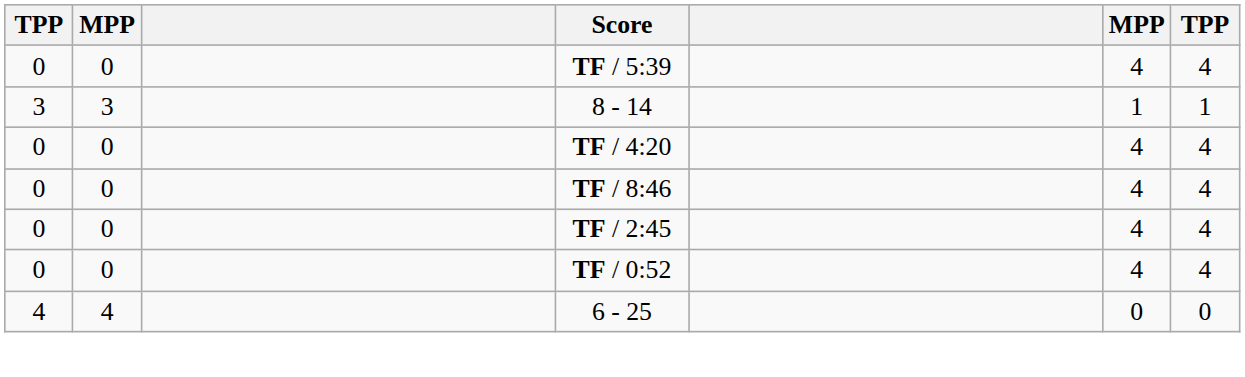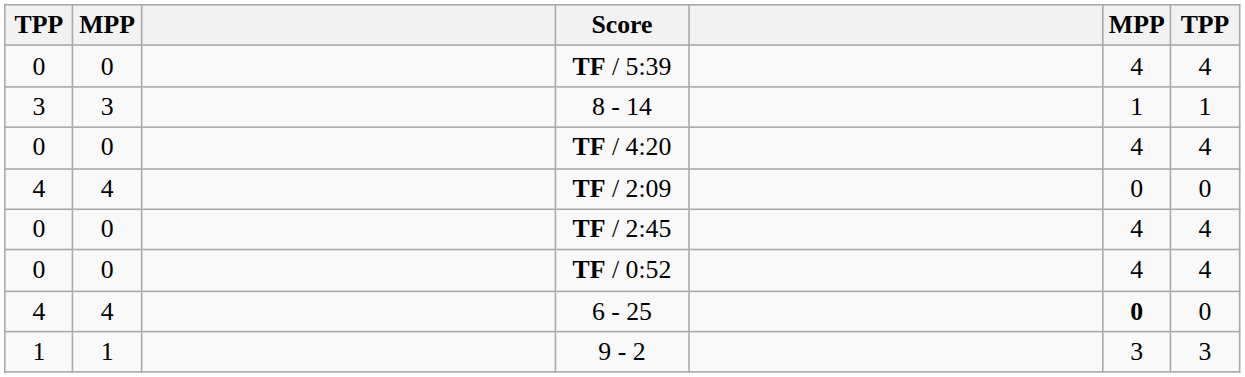- row: (622, 188)
+ row: (622, 188)
(1137, 310) normal -> (1137, 310) bold
+ row: (622, 351)
